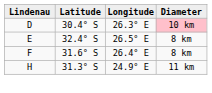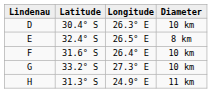(181, 25) pink background -> (181, 25) no background
(181, 53) 8 km -> (181, 53) 10 km
+ row: (30, 67)
